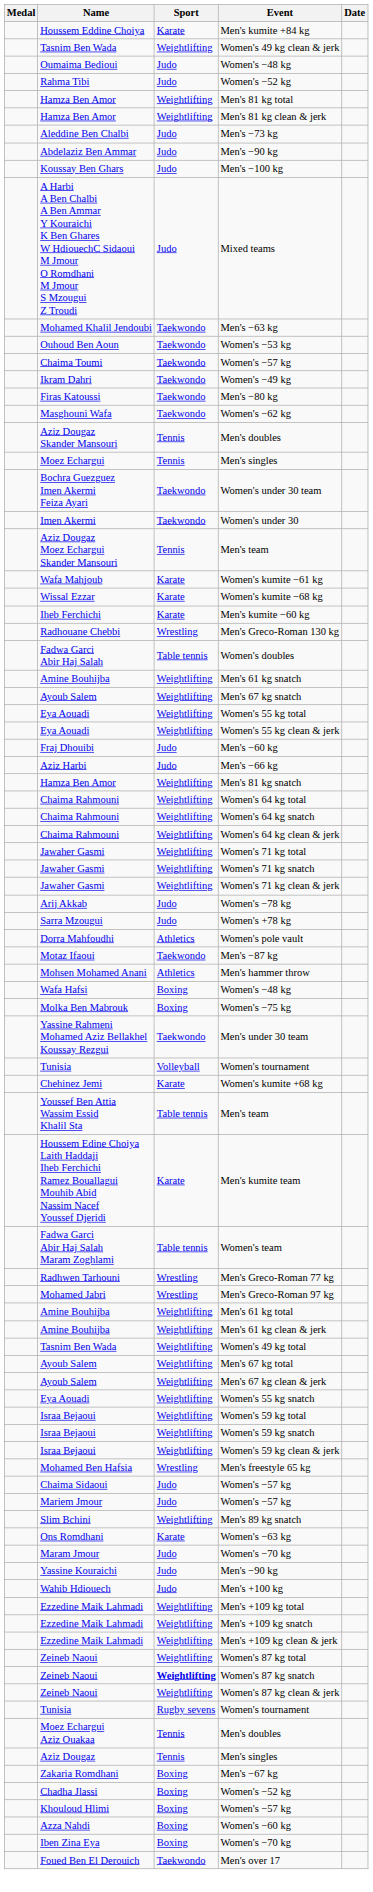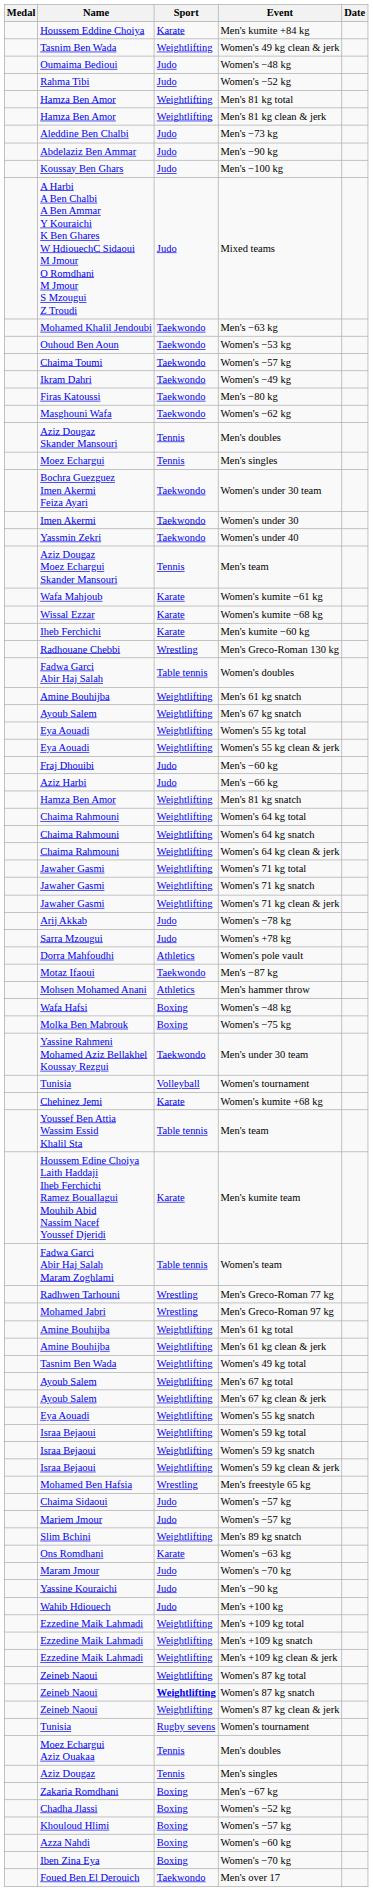+ row: (71, 537)
